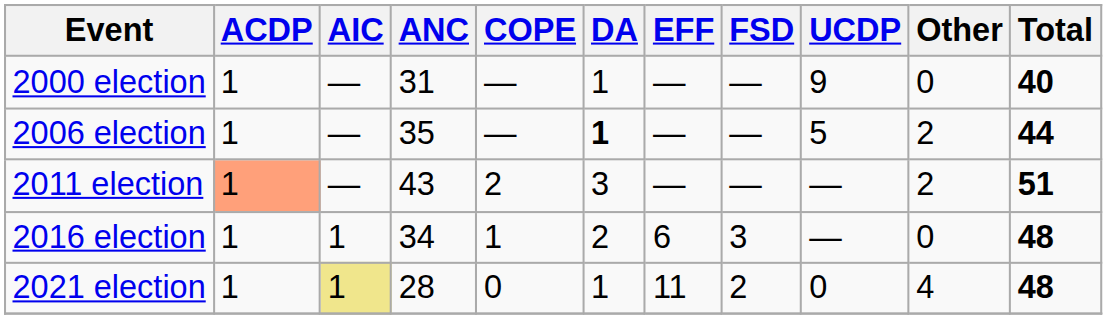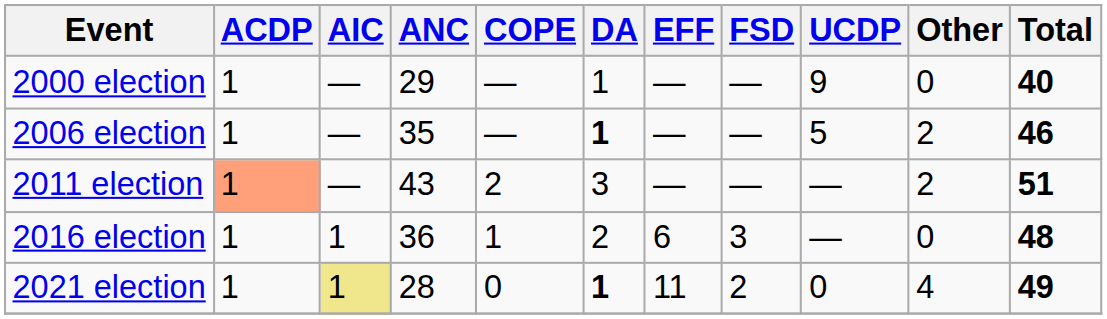(417, 81) 31 -> (417, 81) 29
(1036, 133) 44 -> (1036, 133) 46
(417, 236) 34 -> (417, 236) 36
(600, 287) normal -> (600, 287) bold
(1036, 287) 48 -> (1036, 287) 49
